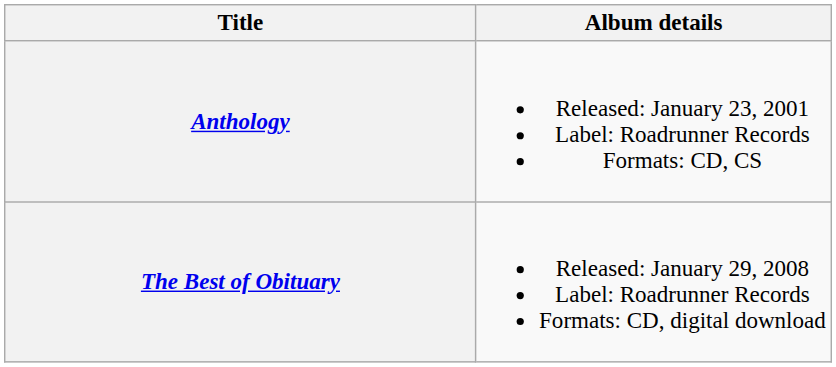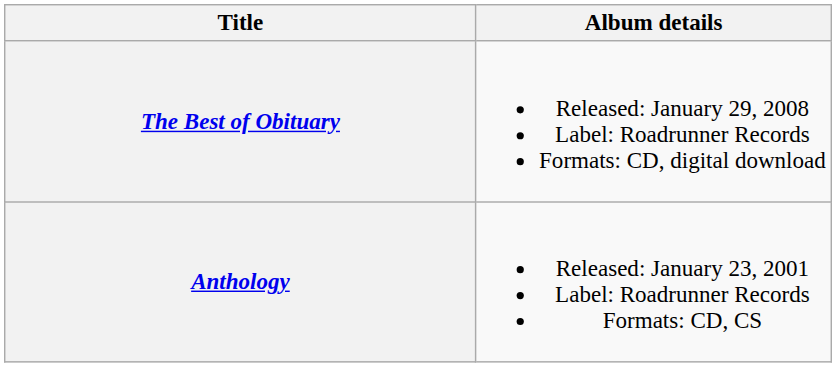rows swapped: (240, 121) <-> (240, 281)
